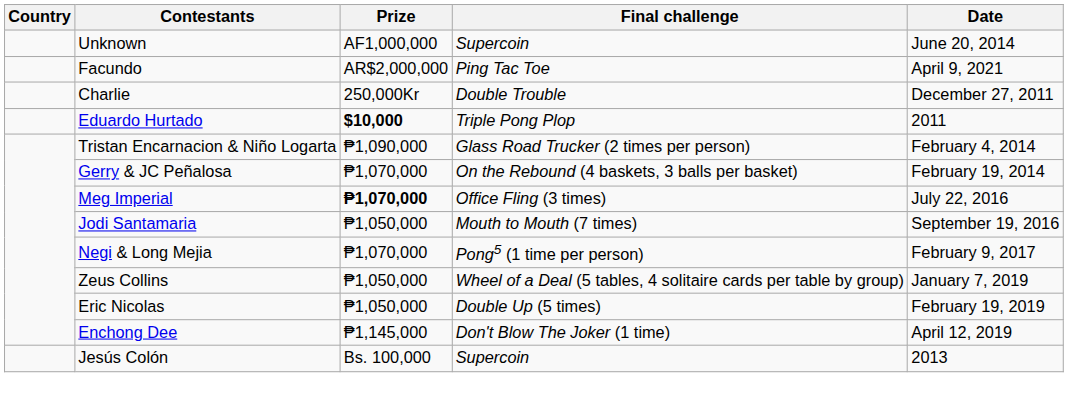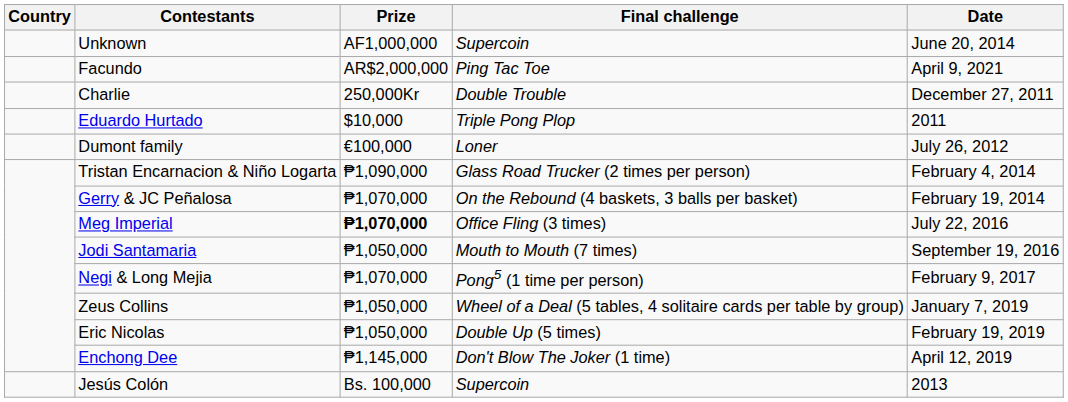(373, 120) bold -> (373, 120) normal
+ row: (130, 146)
